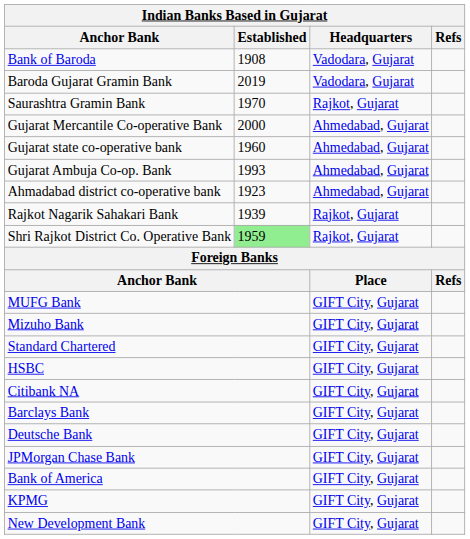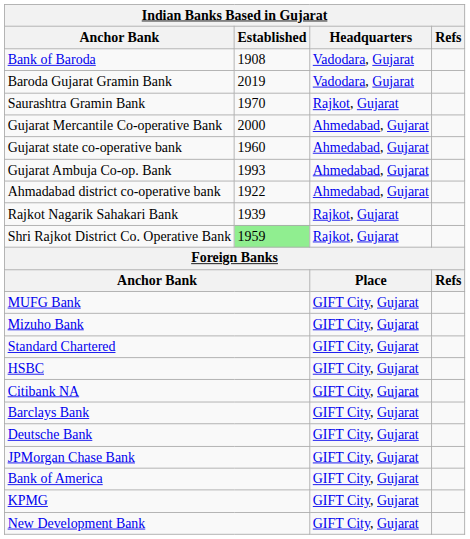(251, 192) 1923 -> (251, 192) 1922
